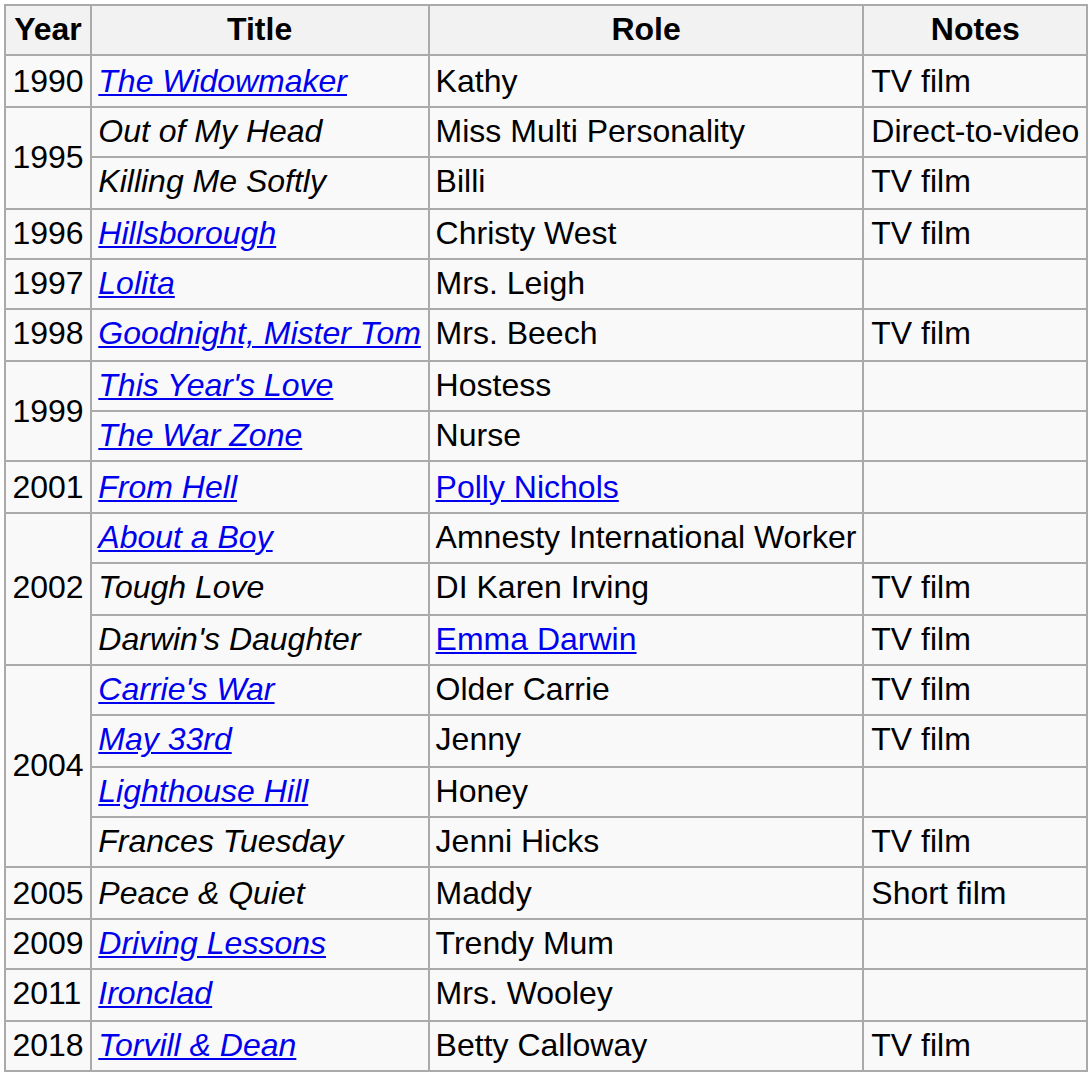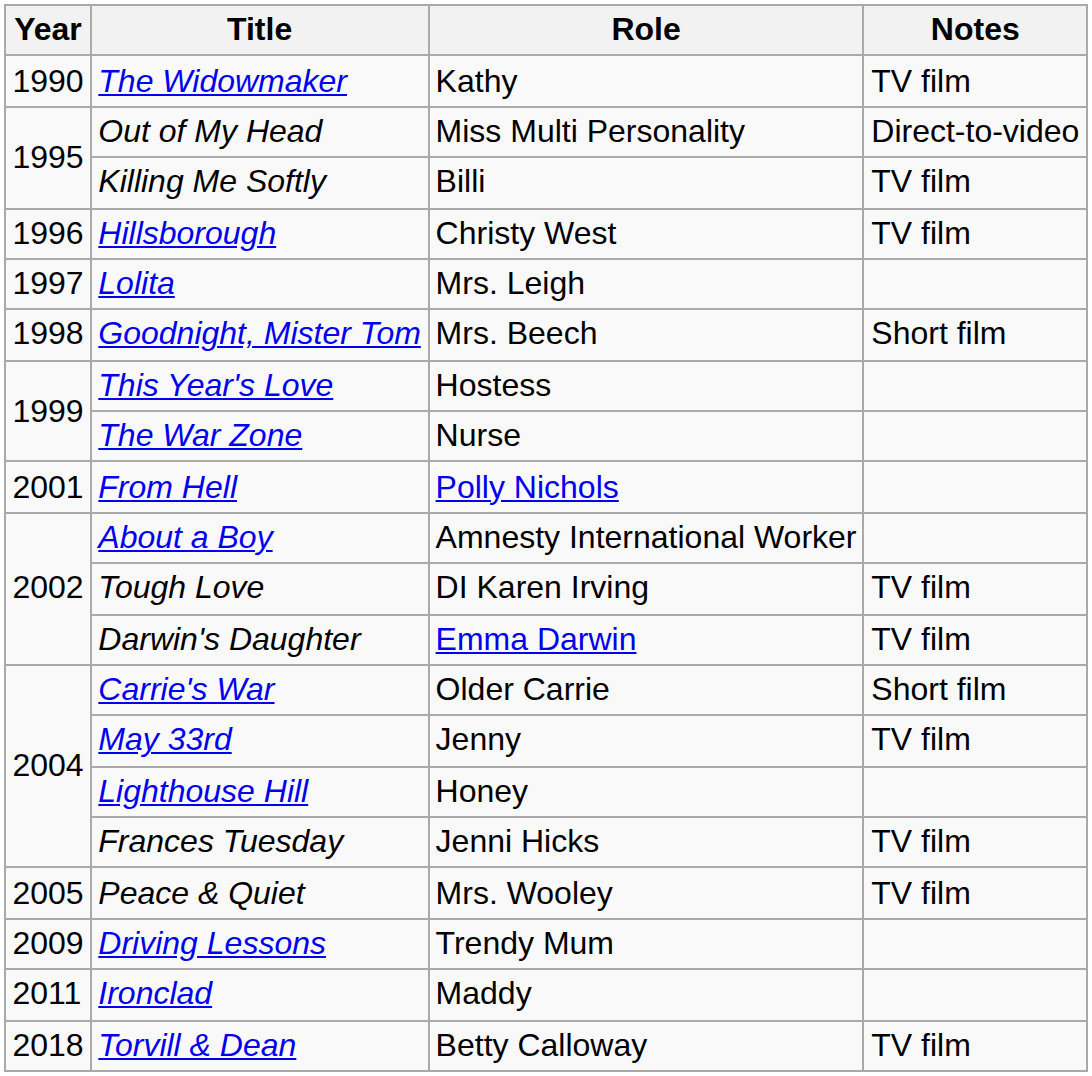(921, 334) TV film -> (939, 334) Short film
(921, 689) TV film -> (939, 689) Short film
(484, 892) Maddy -> (524, 892) Mrs. Wooley
(939, 892) Short film -> (921, 892) TV film
(524, 994) Mrs. Wooley -> (484, 994) Maddy
